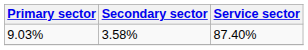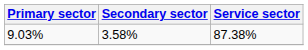(235, 34) 87.40% -> (235, 34) 87.38%
